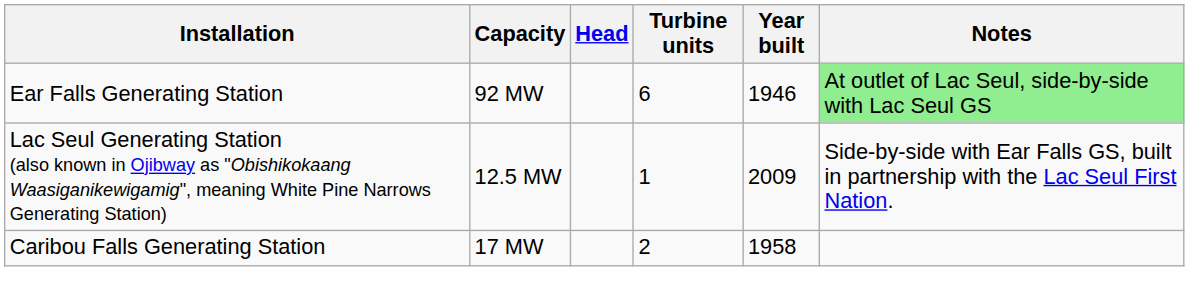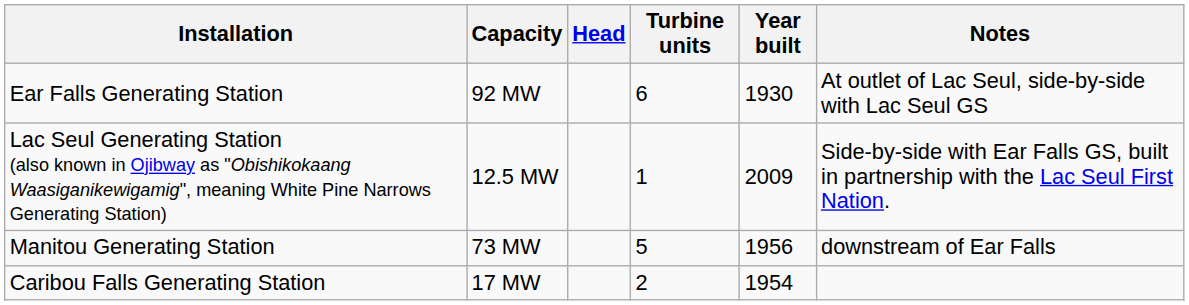(772, 92) 1946 -> (769, 92) 1930
(987, 92) lightgreen background -> (983, 92) no background
+ row: (142, 247)
(772, 247) 1958 -> (769, 282) 1954
